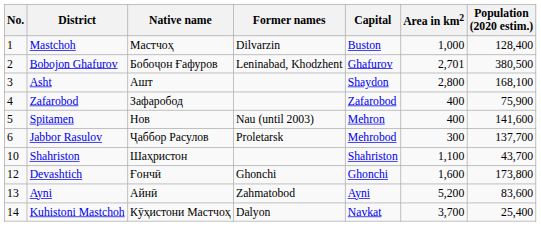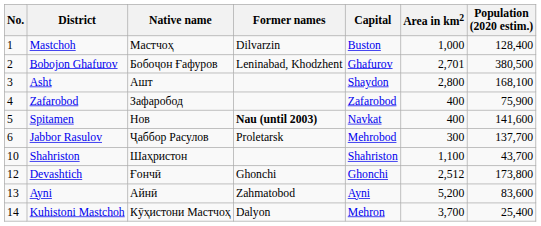(275, 119) normal -> (277, 119) bold
(366, 119) Mehron -> (365, 119) Navkat
(451, 175) 1,600 -> (451, 175) 2,512
(365, 212) Navkat -> (366, 212) Mehron
